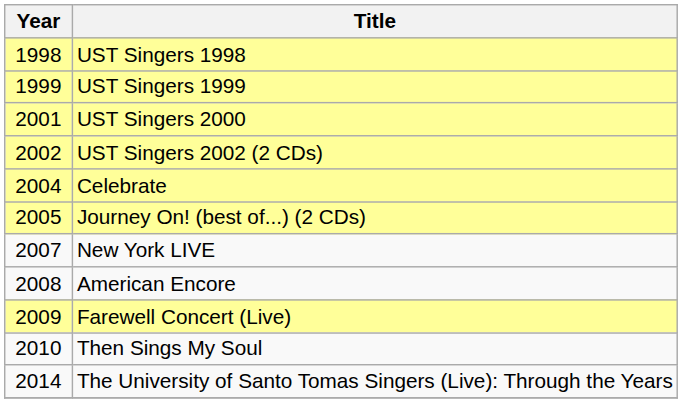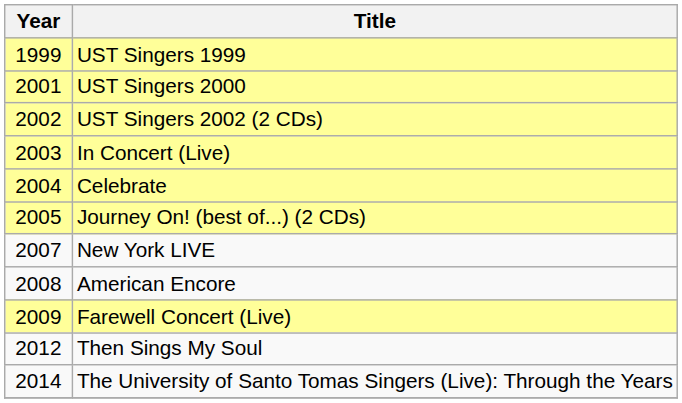- row: (161, 54)
+ row: (153, 153)
(38, 349) 2010 -> (38, 349) 2012
